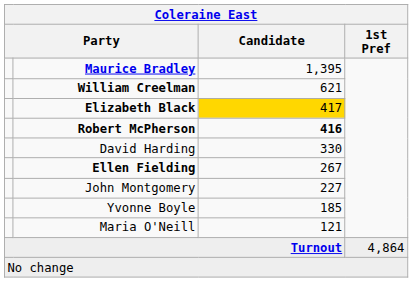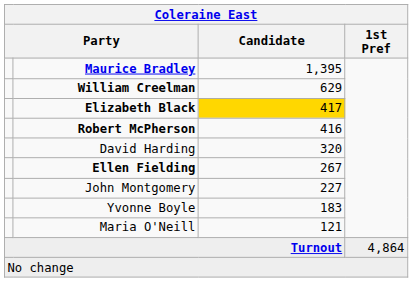(331, 88) 621 -> (331, 88) 629
(331, 128) bold -> (331, 128) normal
(331, 148) 330 -> (331, 148) 320
(331, 208) 185 -> (331, 208) 183
